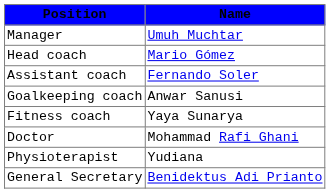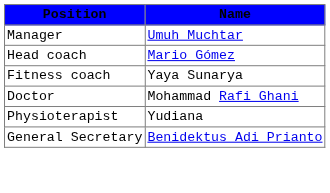- row: (67, 76)
- row: (75, 96)
